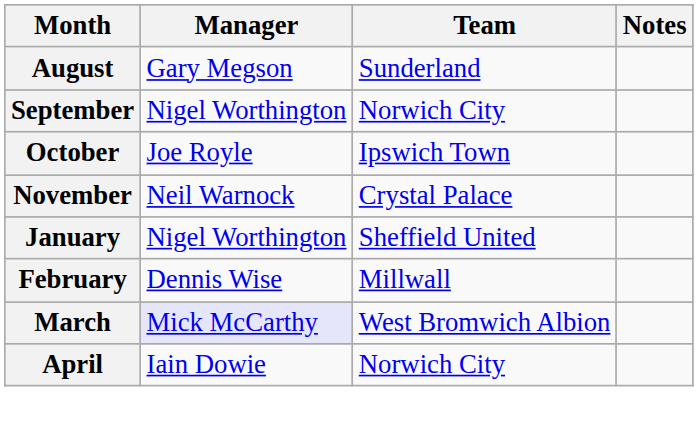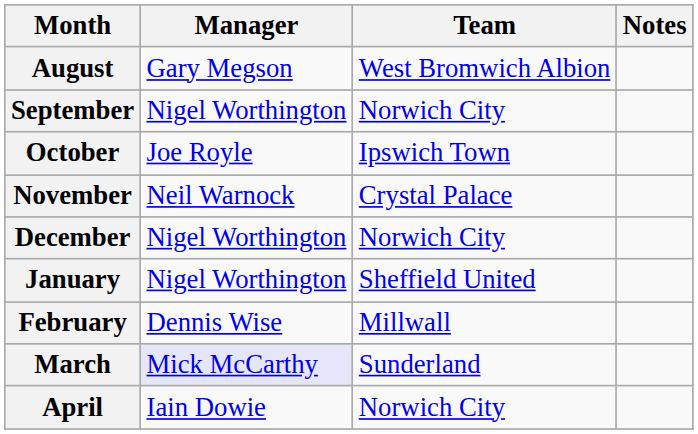(420, 68) Sunderland -> (485, 68) West Bromwich Albion
+ row: (73, 237)
(485, 322) West Bromwich Albion -> (420, 364) Sunderland
